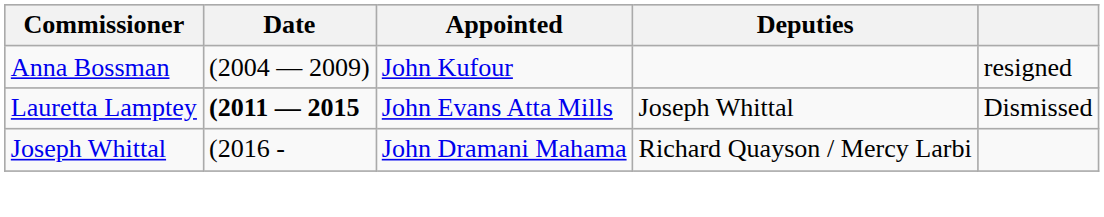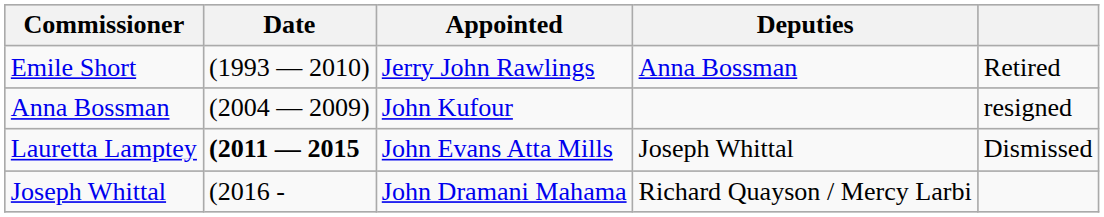+ row: (73, 66)
